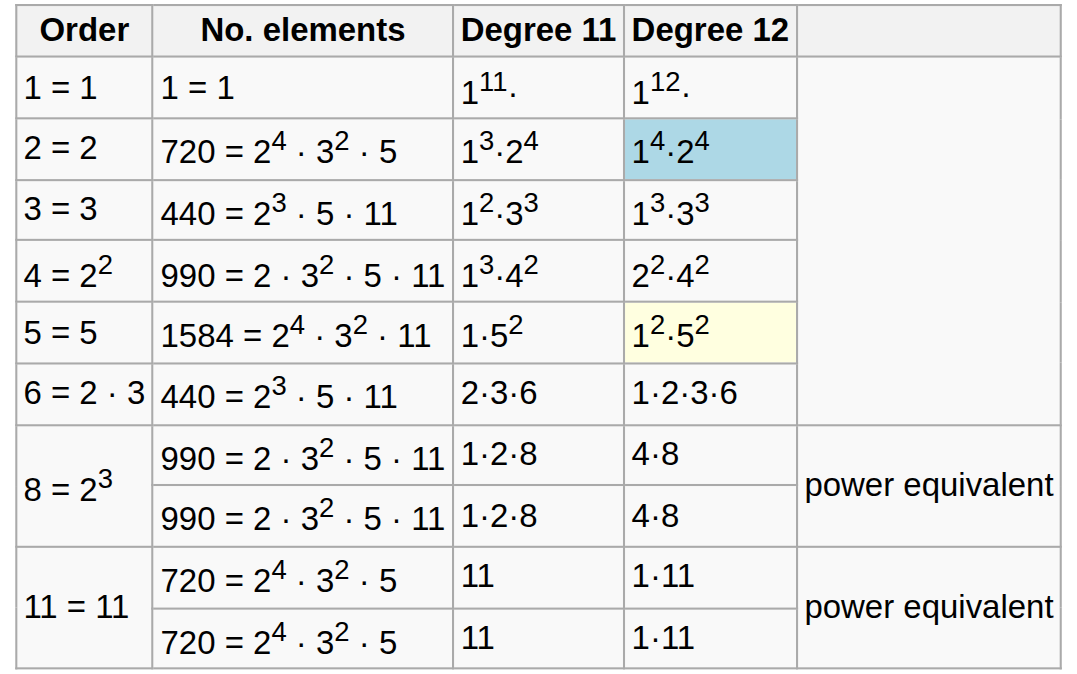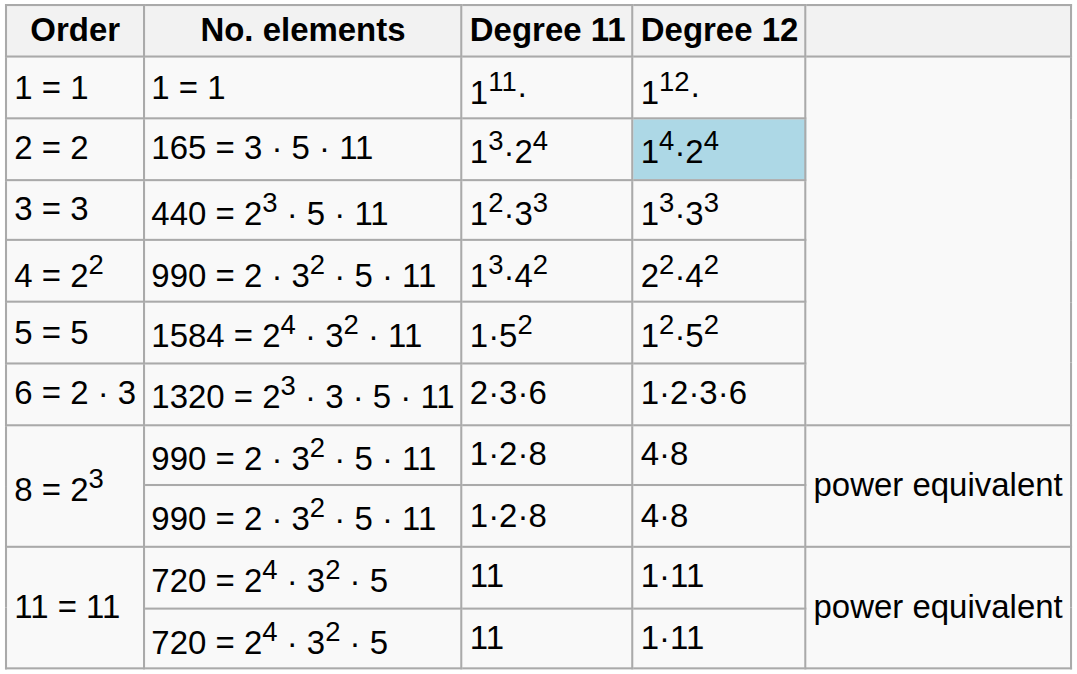(279, 148) 720 = 24 · 32 · 5 -> (262, 148) 165 = 3 · 5 · 11
(671, 332) lightyellow background -> (680, 332) no background
(279, 393) 440 = 23 · 5 · 11 -> (303, 393) 1320 = 23 · 3 · 5 · 11
